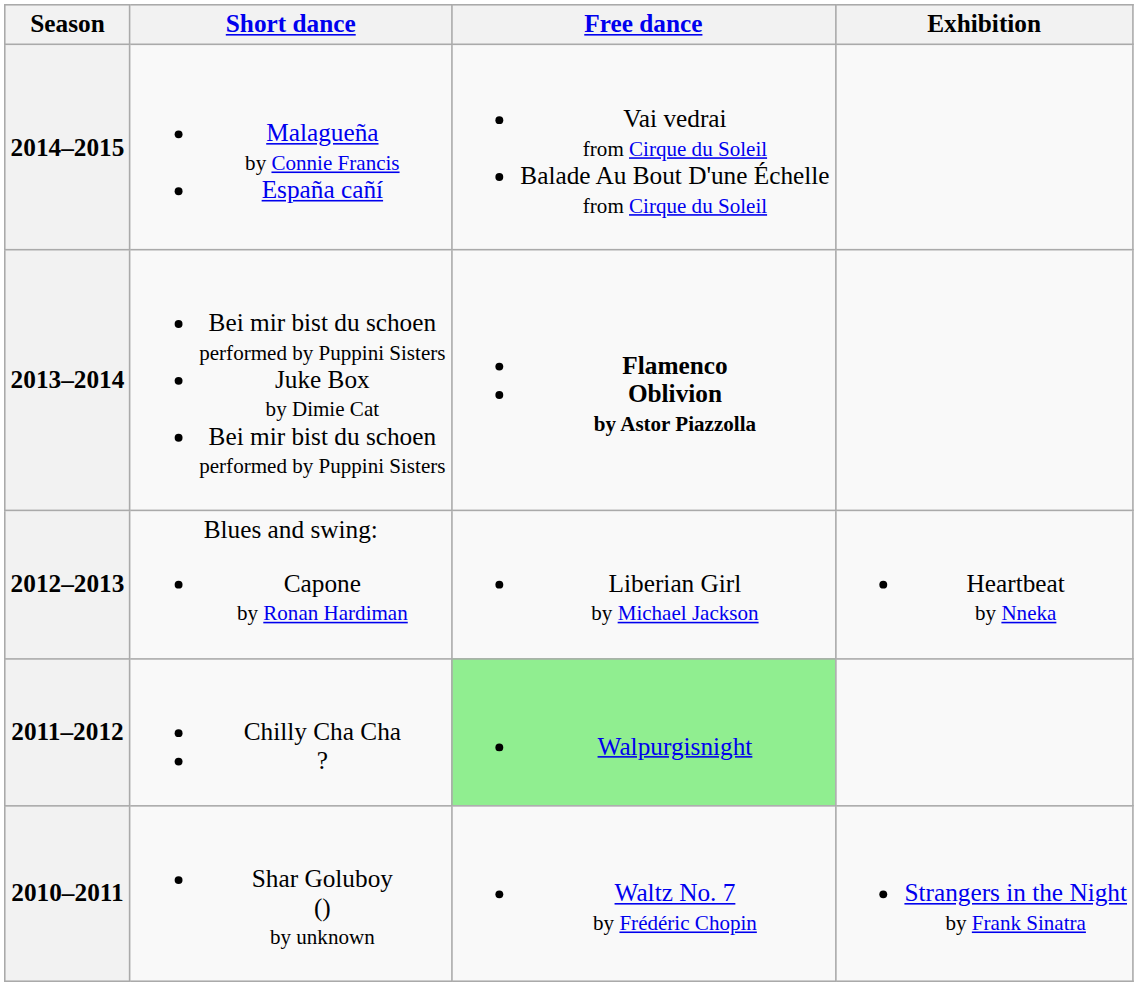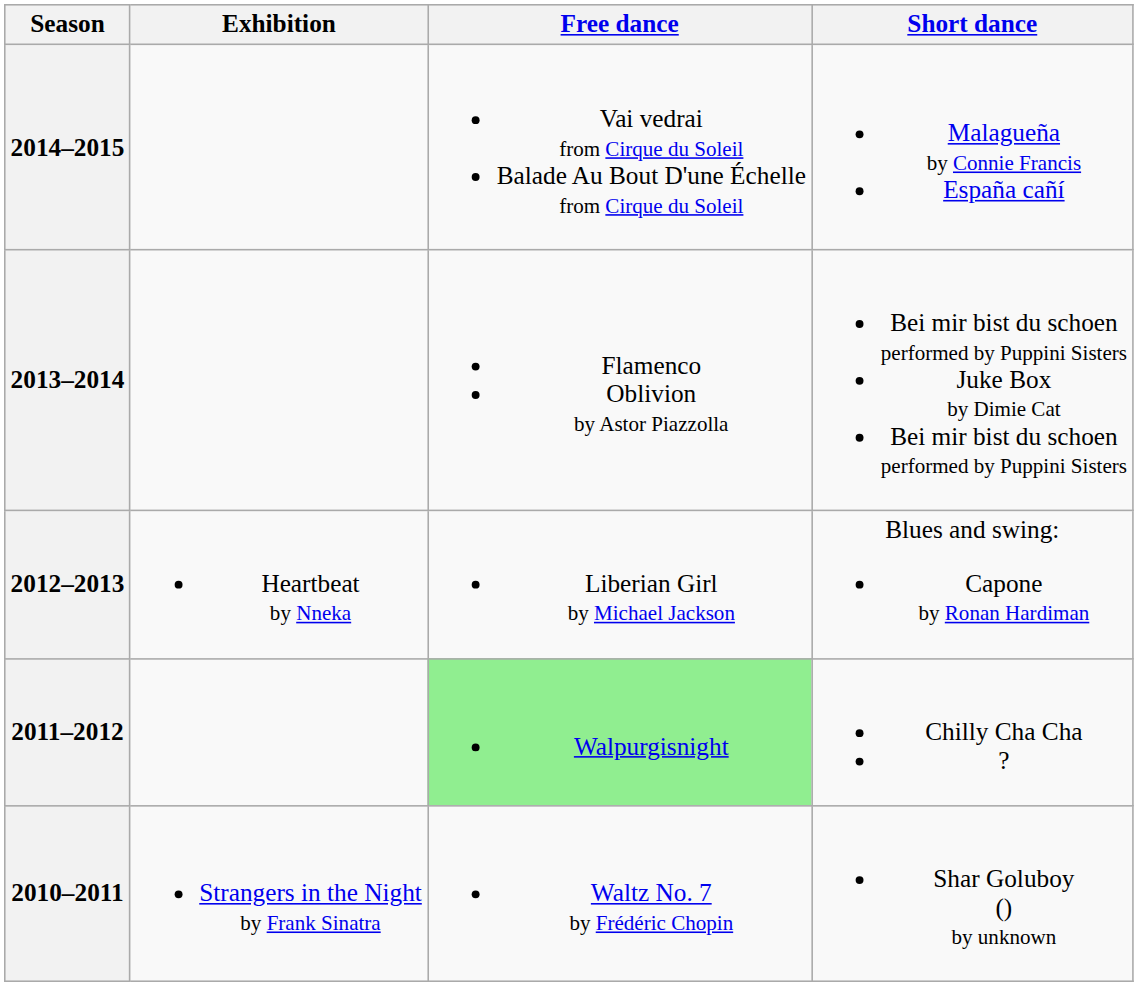columns swapped: (291, 24) <-> (984, 24)
(643, 394) bold -> (620, 394) normal
